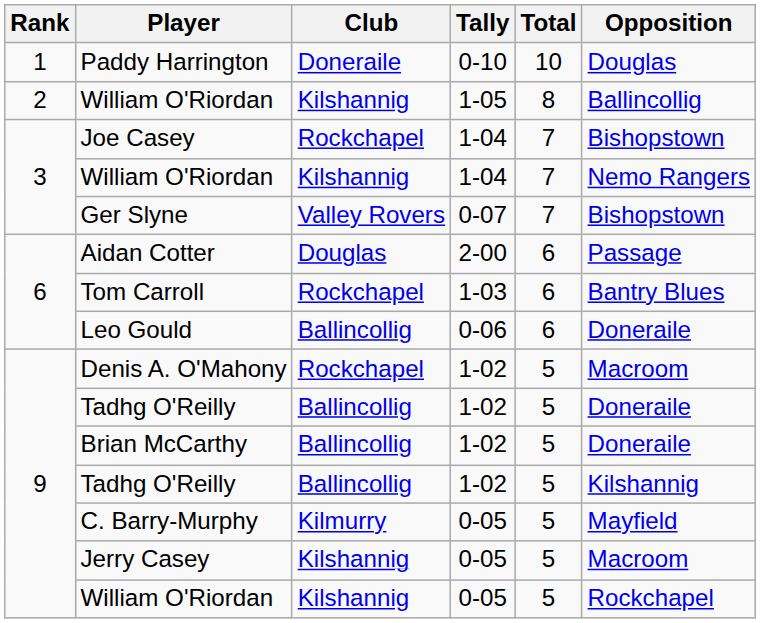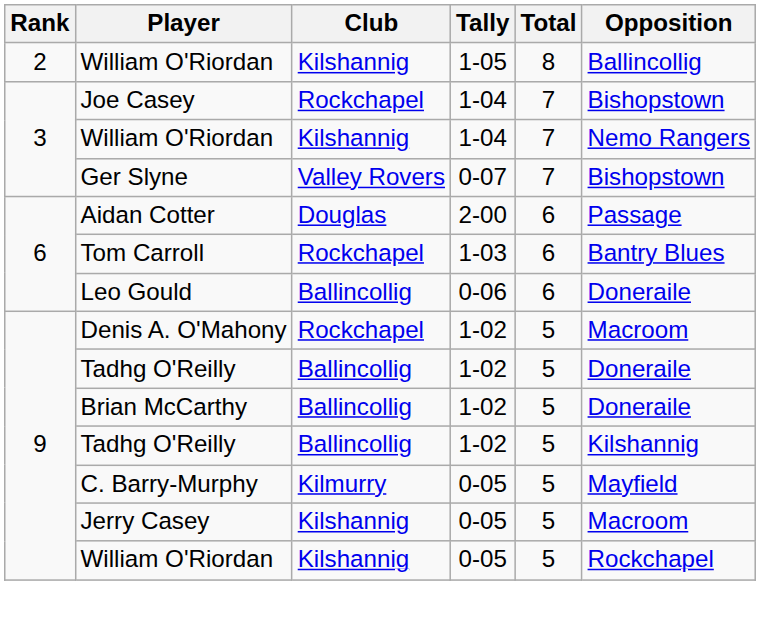- row: (175, 61)
